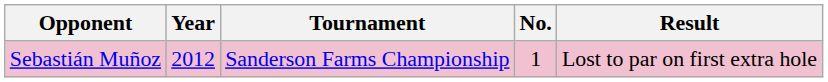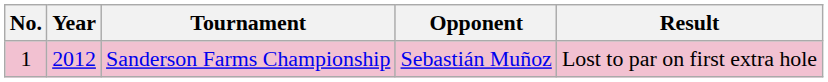columns swapped: (536, 22) <-> (85, 22)
